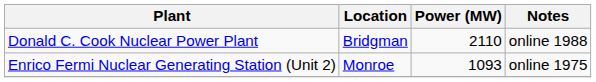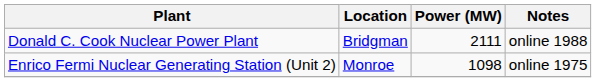(485, 40) 2110 -> (486, 40) 2111
(485, 64) 1093 -> (485, 64) 1098
